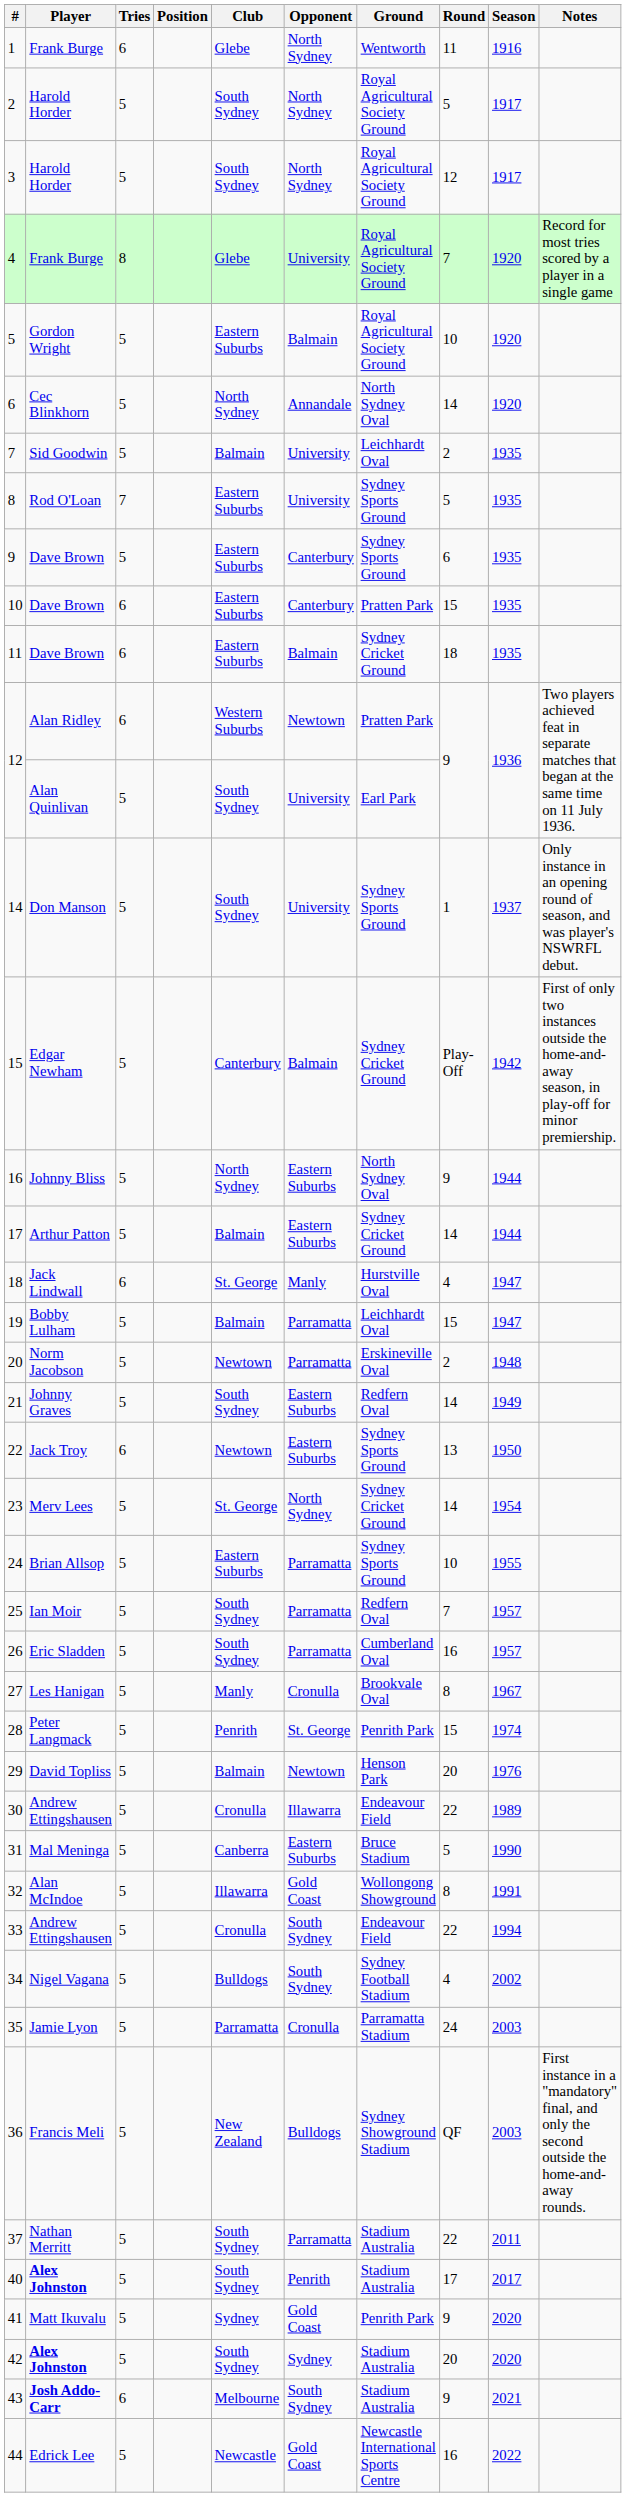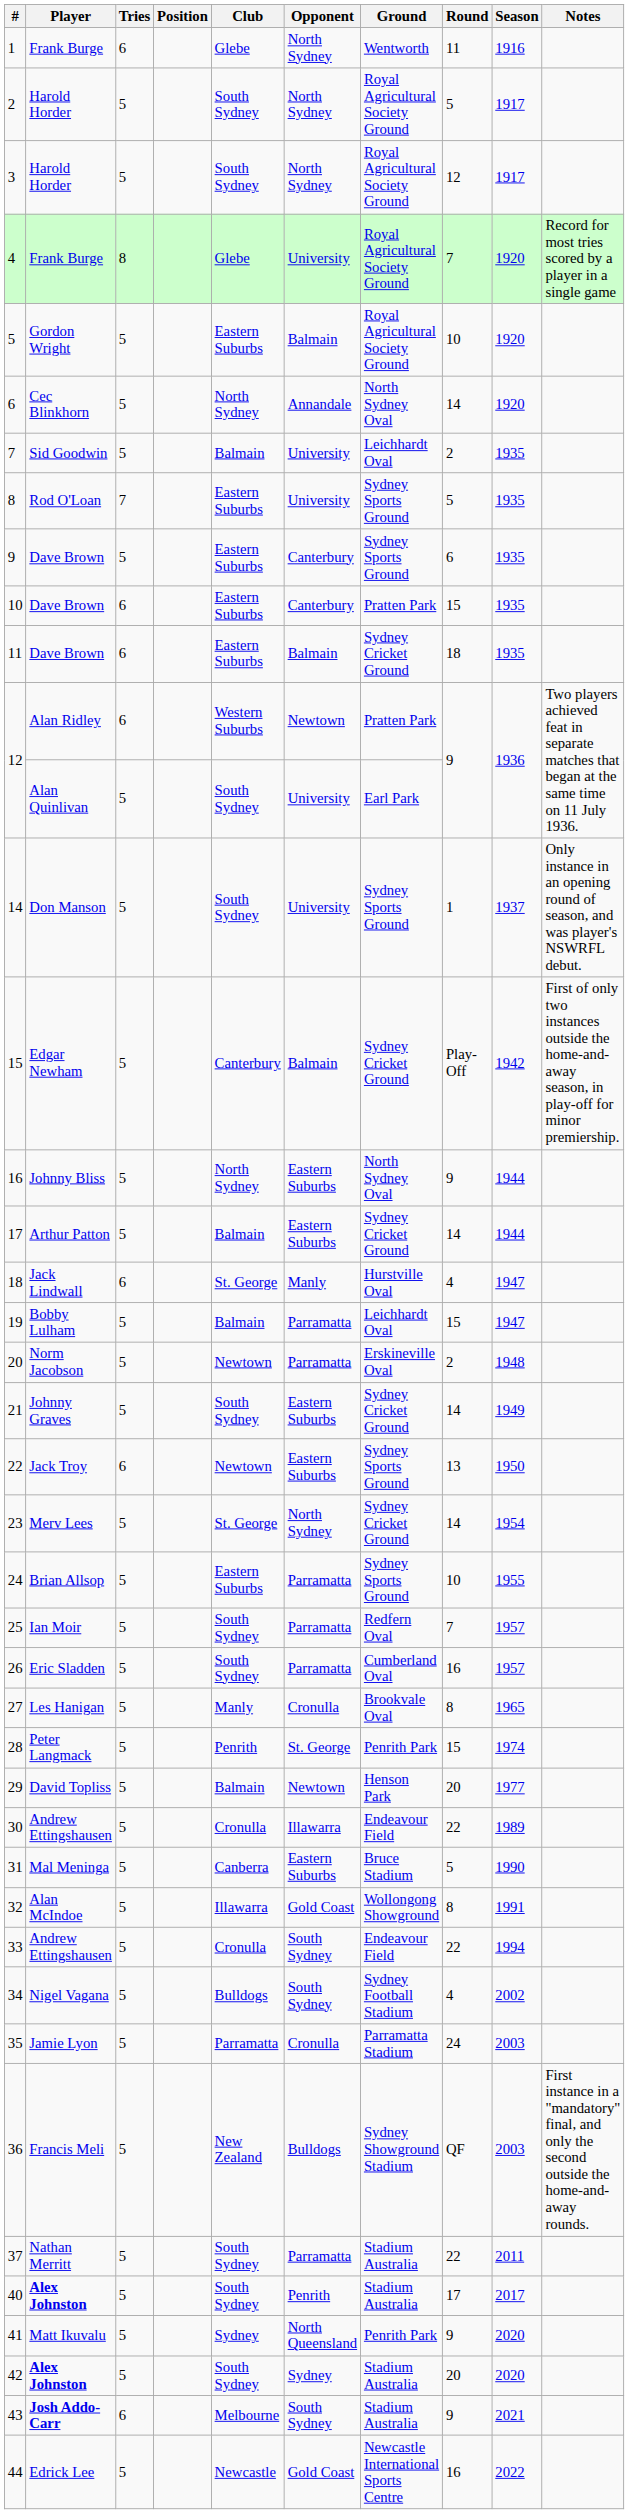(384, 1402) Redfern Oval -> (386, 1410) Sydney Cricket Ground
(507, 1691) 1967 -> (510, 1707) 1965
(507, 1771) 1976 -> (510, 1787) 1977
(304, 2319) Gold Coast -> (322, 2335) North Queensland
